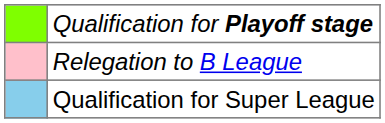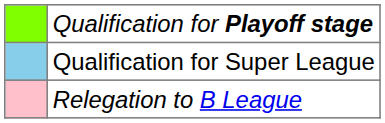rows swapped: (214, 99) <-> (177, 61)
